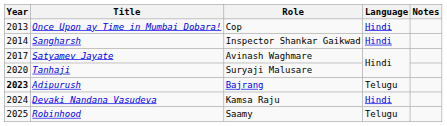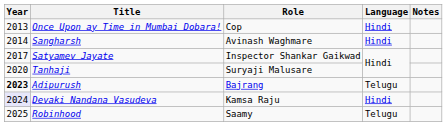(293, 41) Inspector Shankar Gaikwad -> (269, 41) Avinash Waghmare
(269, 56) Avinash Waghmare -> (293, 56) Inspector Shankar Gaikwad
(17, 99) no background -> (17, 99) lavender background
